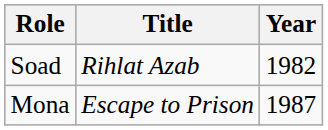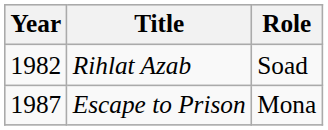columns swapped: (291, 24) <-> (40, 24)
